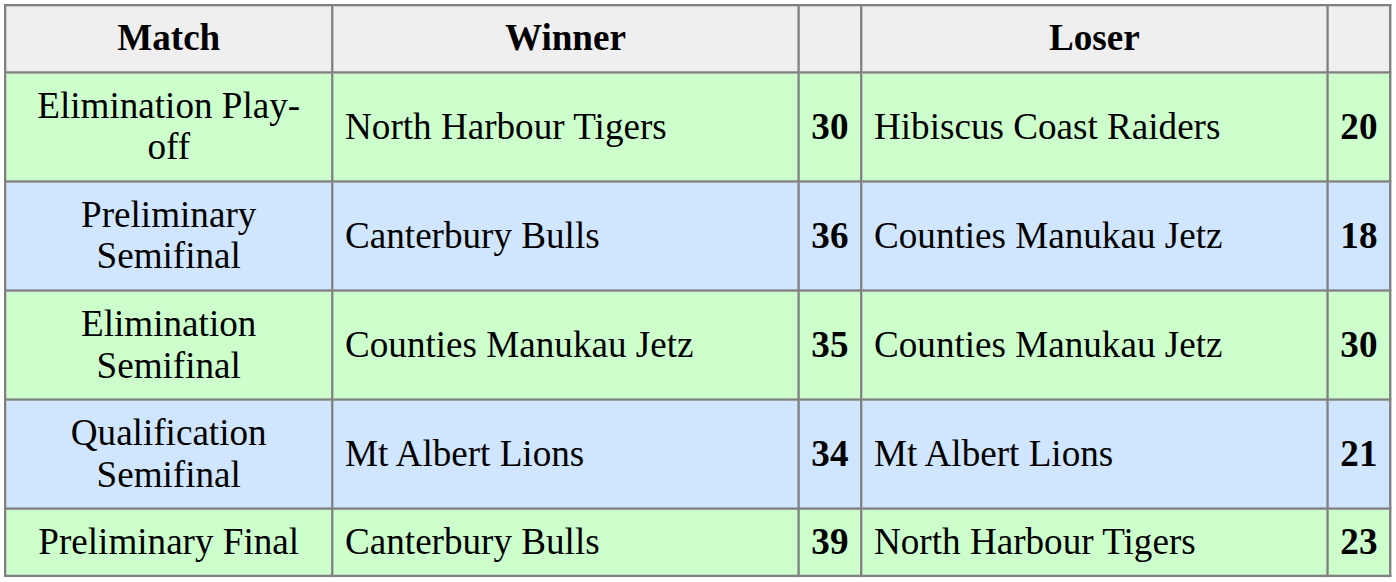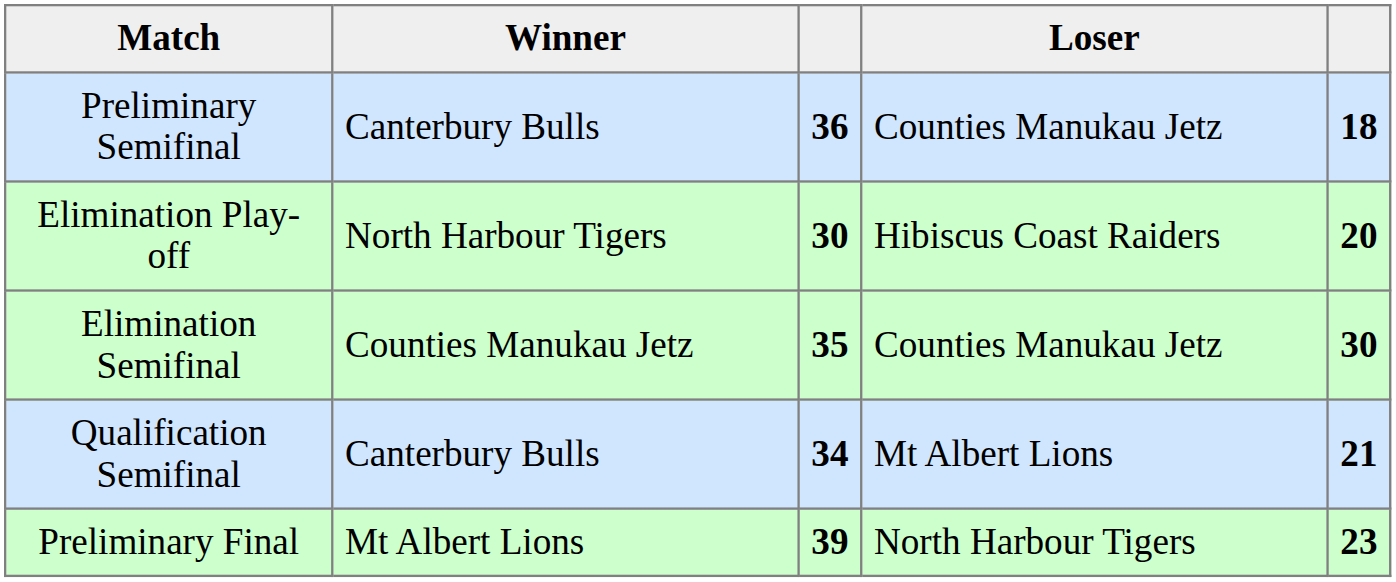rows swapped: (169, 126) <-> (169, 235)
(465, 453) Mt Albert Lions -> (472, 453) Canterbury Bulls
(472, 541) Canterbury Bulls -> (465, 541) Mt Albert Lions
